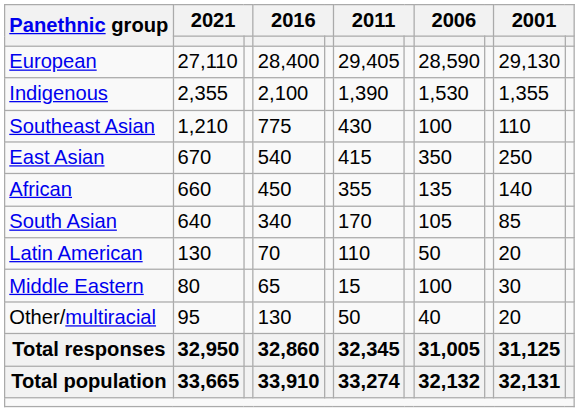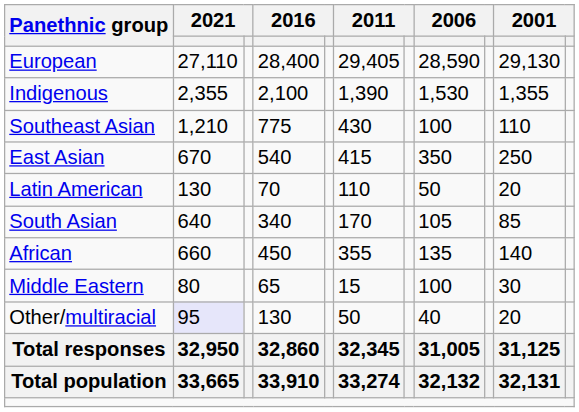rows swapped: (41, 189) <-> (76, 253)
(189, 317) no background -> (189, 317) lavender background
